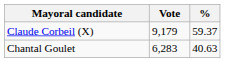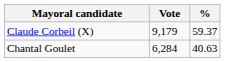(165, 48) 6,283 -> (165, 48) 6,284
